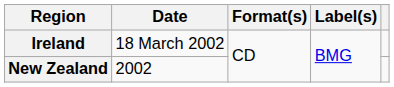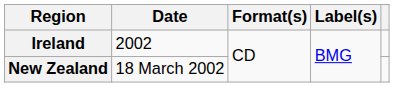(170, 43) 18 March 2002 -> (134, 43) 2002
(134, 69) 2002 -> (170, 69) 18 March 2002
